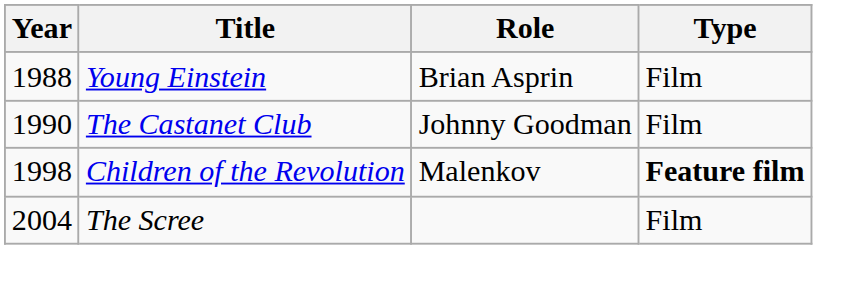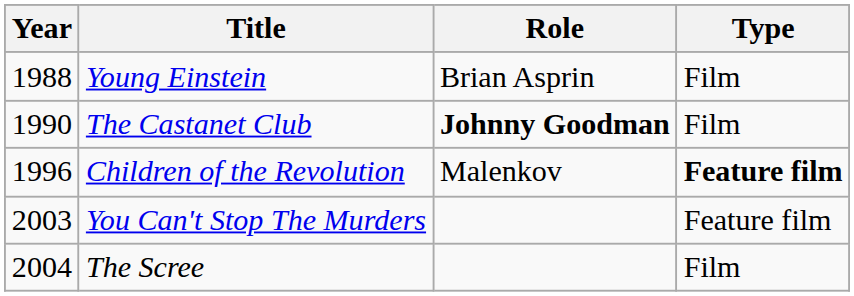(525, 123) normal -> (555, 123) bold
(42, 171) 1998 -> (42, 171) 1996
+ row: (256, 219)
